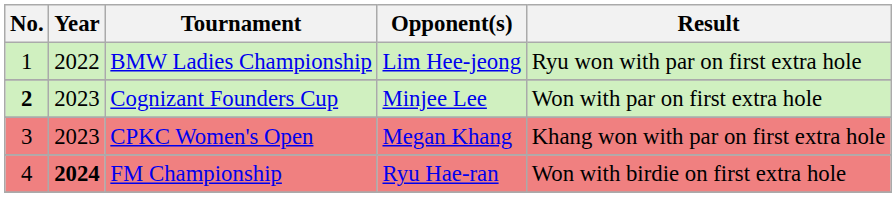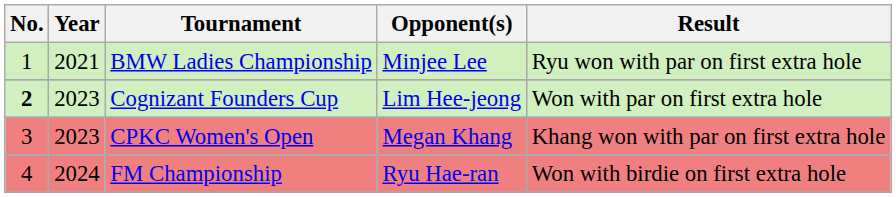(77, 61) 2022 -> (77, 61) 2021
(452, 61) Lim Hee-jeong -> (435, 61) Minjee Lee
(435, 98) Minjee Lee -> (452, 98) Lim Hee-jeong
(77, 173) bold -> (77, 173) normal
